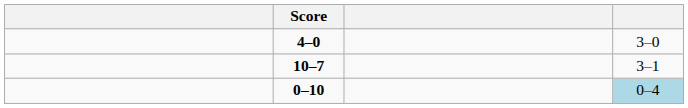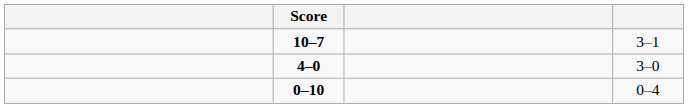rows swapped: (309, 66) <-> (309, 41)
(648, 90) lightblue background -> (648, 90) no background
